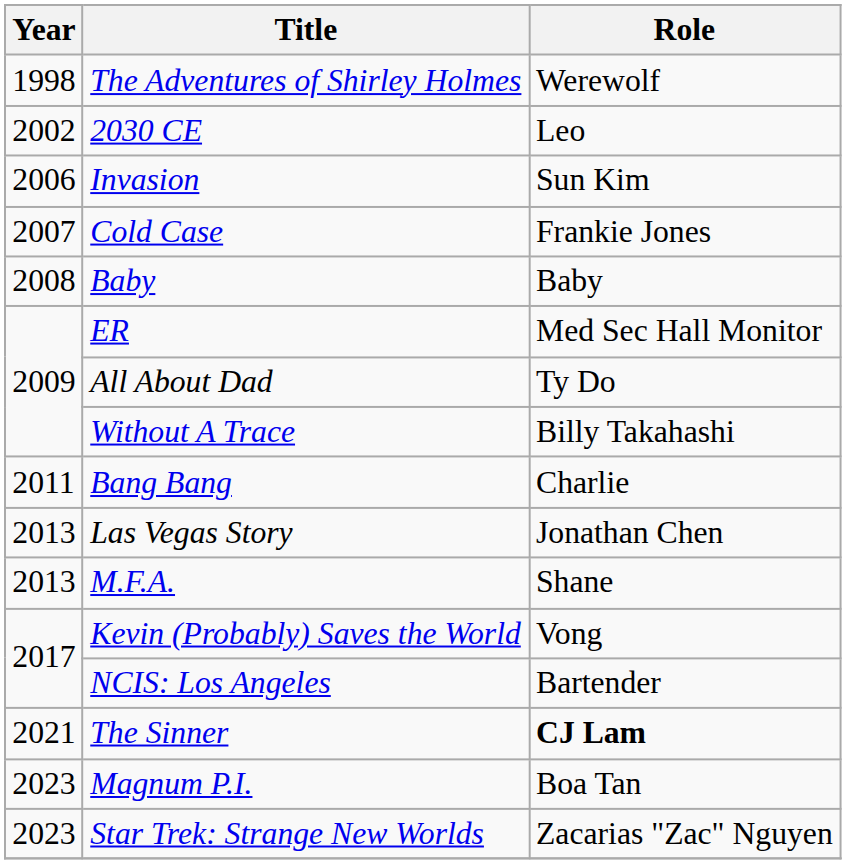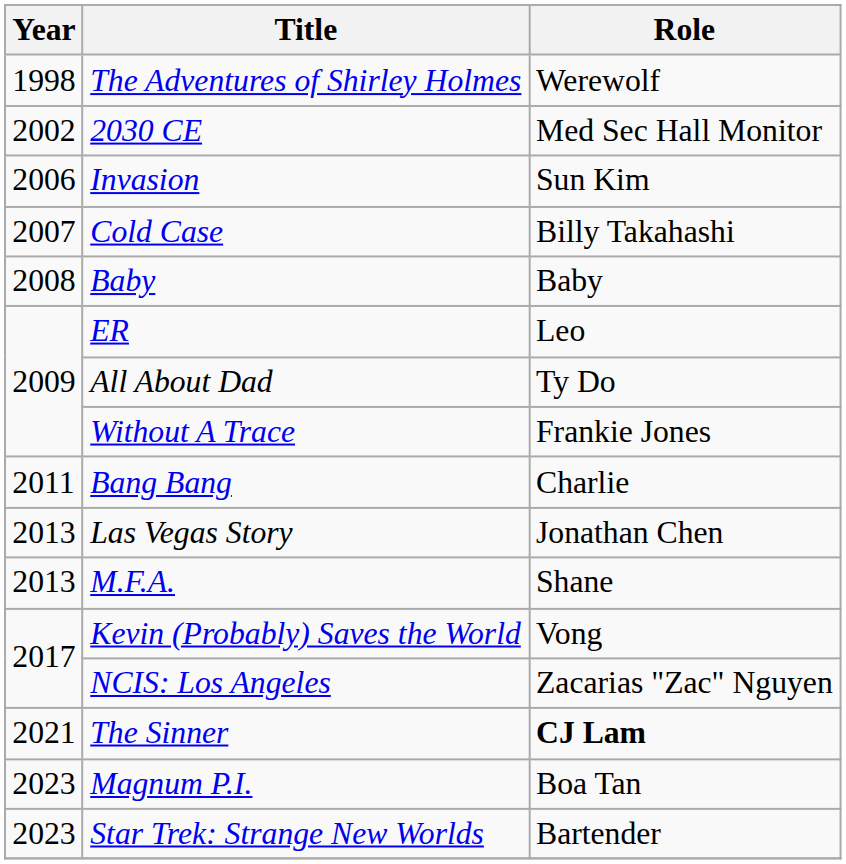(561, 130) Leo -> (679, 130) Med Sec Hall Monitor
(624, 230) Frankie Jones -> (635, 230) Billy Takahashi
(679, 331) Med Sec Hall Monitor -> (561, 331) Leo
(635, 431) Billy Takahashi -> (624, 431) Frankie Jones
(598, 682) Bartender -> (684, 682) Zacarias "Zac" Nguyen
(684, 833) Zacarias "Zac" Nguyen -> (598, 833) Bartender
